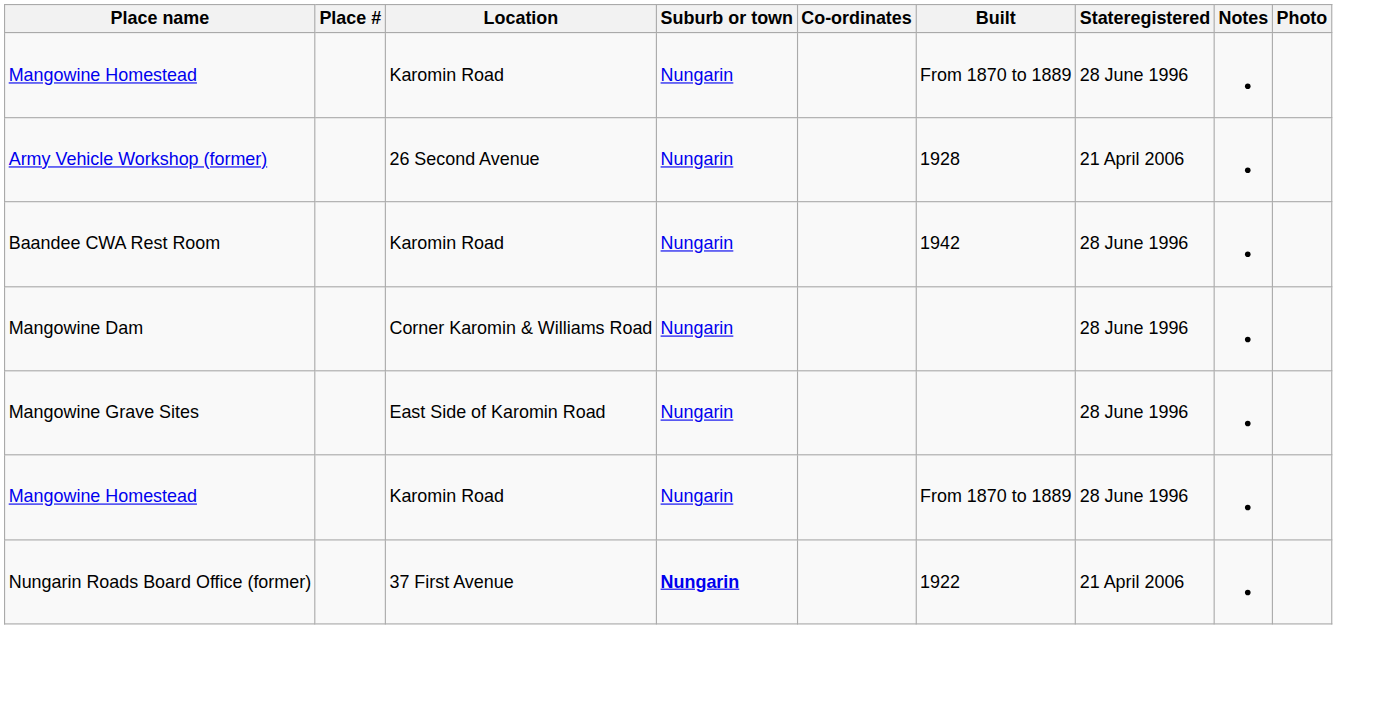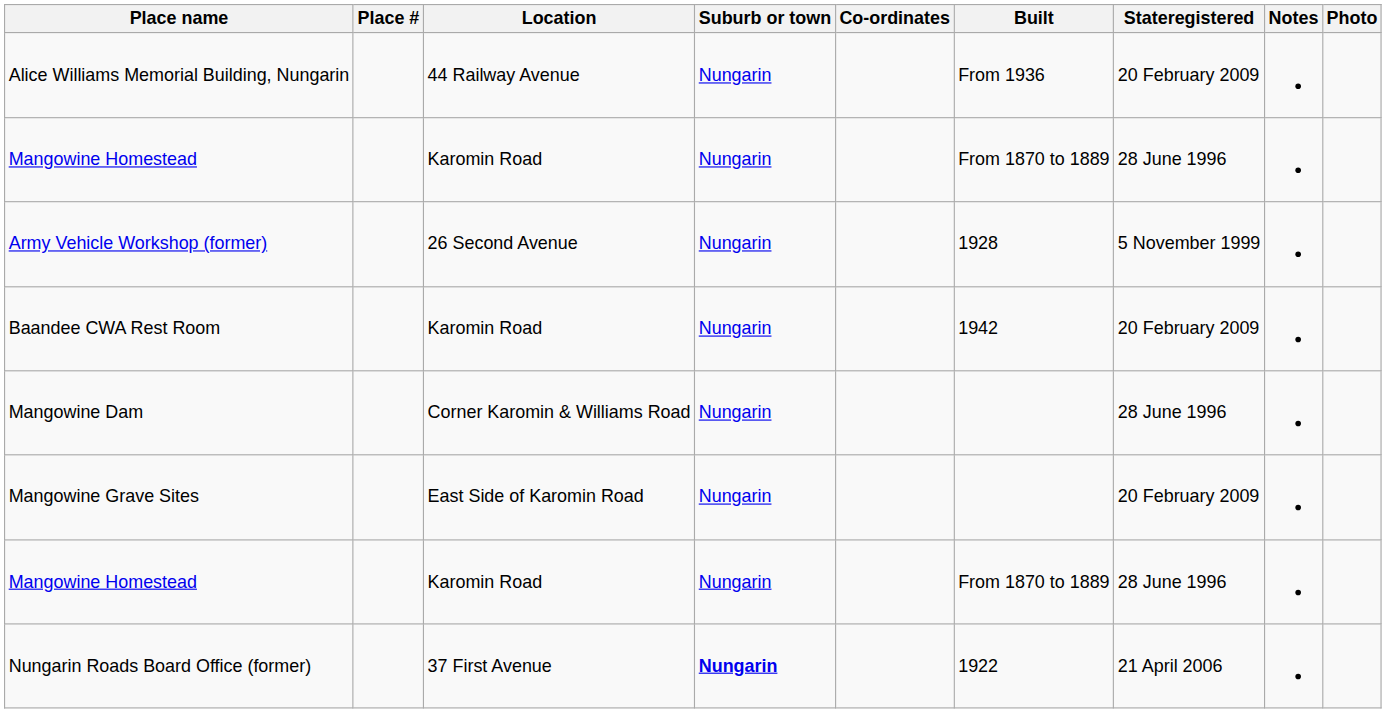+ row: (179, 75)
(1132, 159) 21 April 2006 -> (1189, 243) 5 November 1999
(1134, 243) 28 June 1996 -> (1189, 328) 20 February 2009
(1134, 412) 28 June 1996 -> (1189, 497) 20 February 2009
